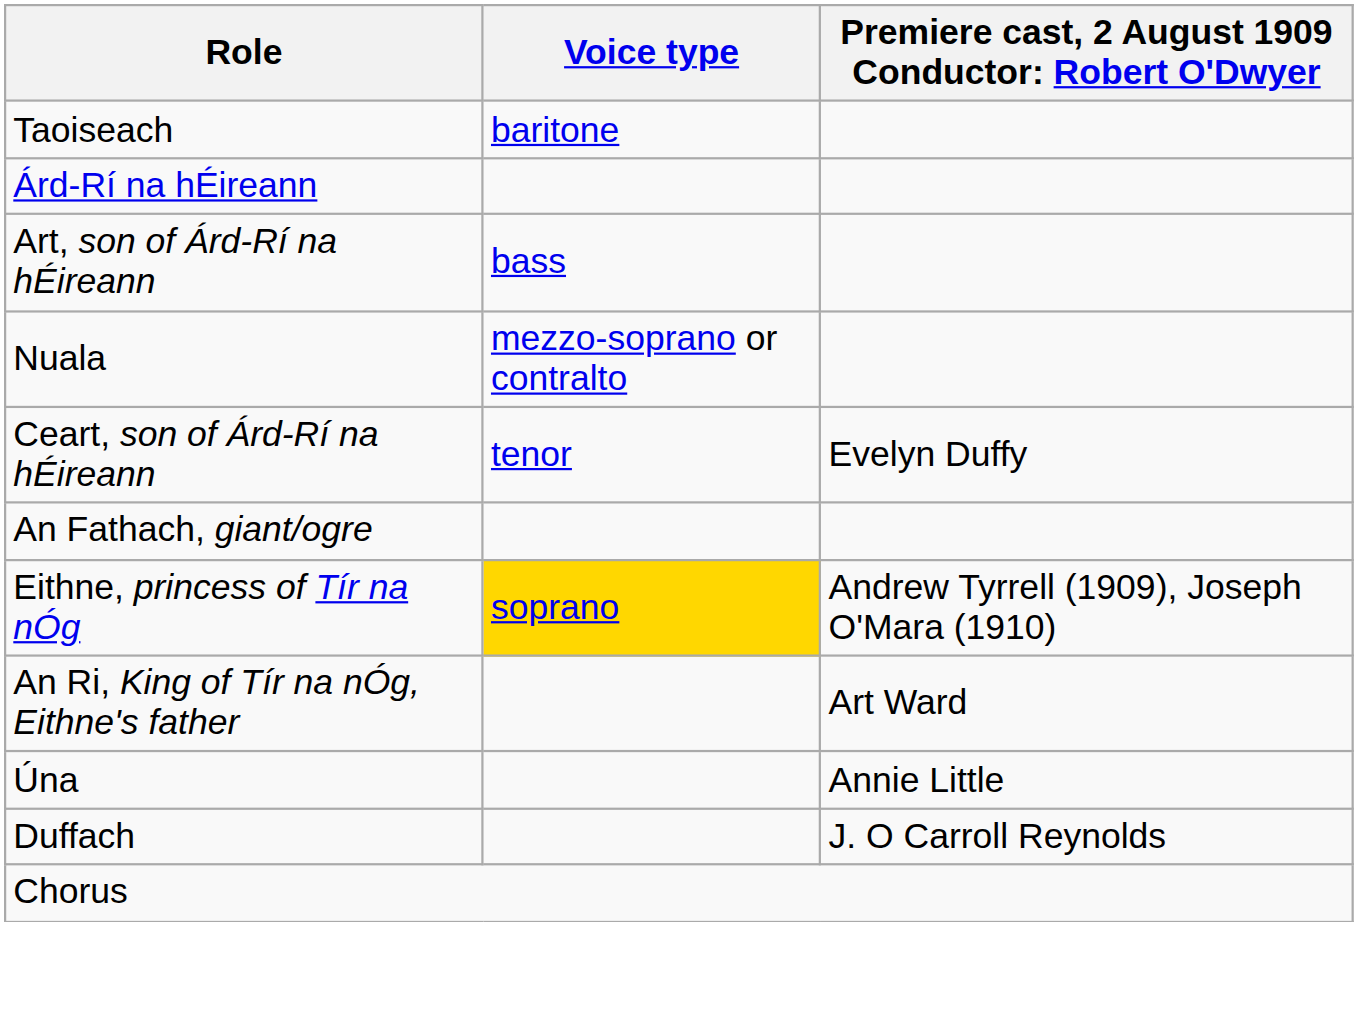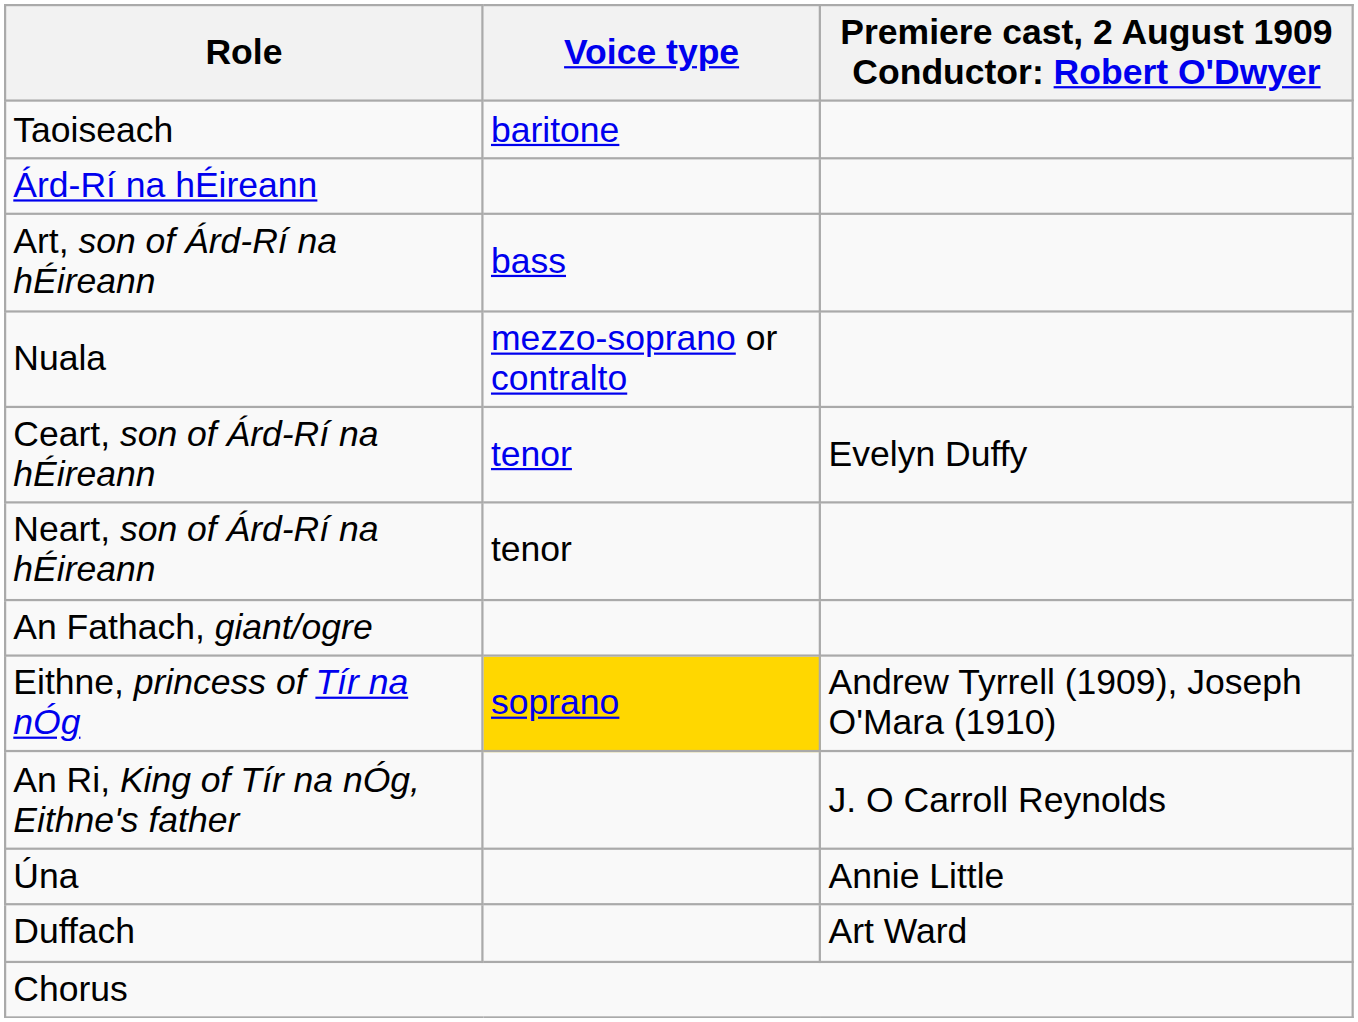+ row: (196, 550)
(898, 703) Art Ward -> (997, 799) J. O Carroll Reynolds
(997, 835) J. O Carroll Reynolds -> (898, 932) Art Ward
